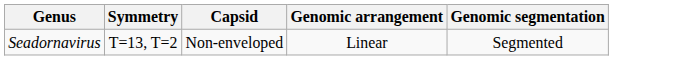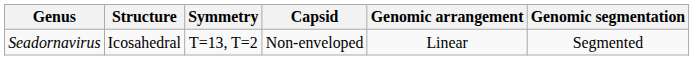+ column: (144, 17)
